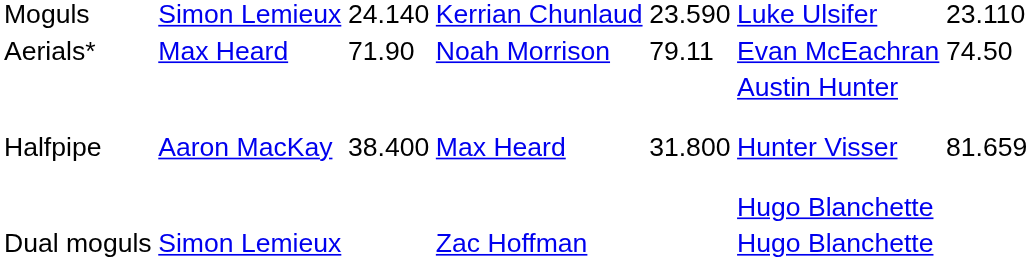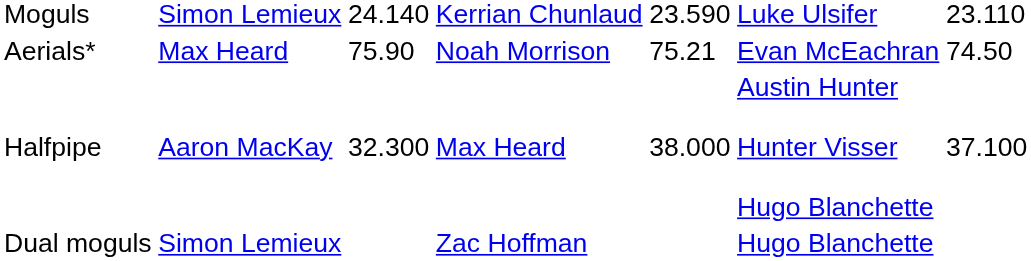(381, 51) 71.90 -> (381, 51) 75.90
(681, 51) 79.11 -> (682, 51) 75.21
(389, 147) 38.400 -> (389, 147) 32.300
(690, 147) 31.800 -> (690, 147) 38.000
(987, 147) 81.659 -> (987, 147) 37.100
